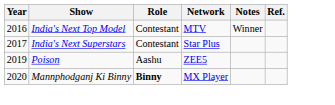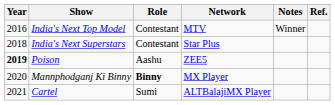(17, 44) 2017 -> (17, 44) 2018
(17, 60) normal -> (17, 60) bold
+ row: (44, 92)
